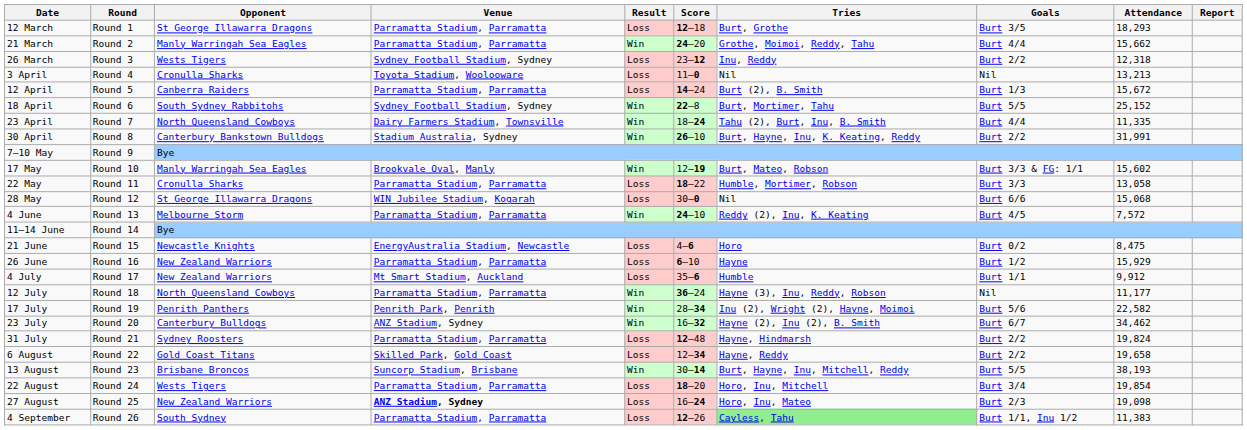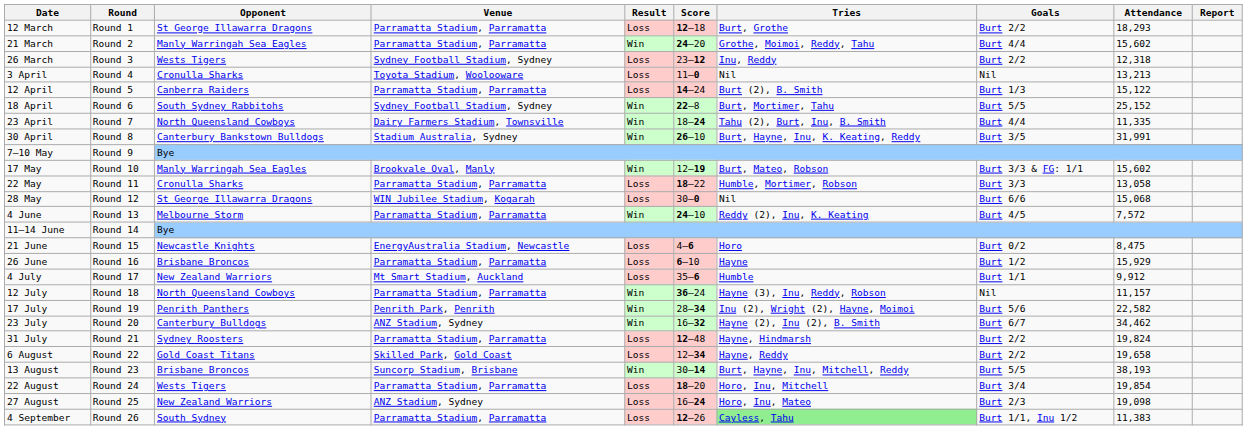(1002, 28) Burt 3/5 -> (1002, 28) Burt 2/2
(1133, 43) 15,662 -> (1133, 43) 15,602
(1133, 90) 15,672 -> (1133, 90) 15,122
(1002, 136) Burt 2/2 -> (1002, 136) Burt 3/5
(215, 261) New Zealand Warriors -> (203, 261) Brisbane Broncos
(1133, 292) 11,177 -> (1133, 292) 11,157
(428, 401) bold -> (428, 401) normal
